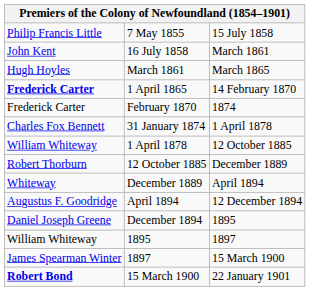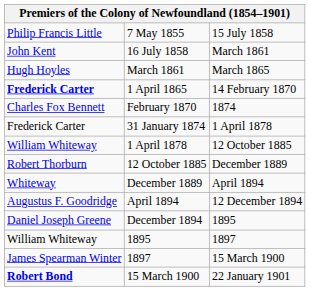(46, 107) Frederick Carter -> (56, 107) Charles Fox Bennett
(56, 126) Charles Fox Bennett -> (46, 126) Frederick Carter
